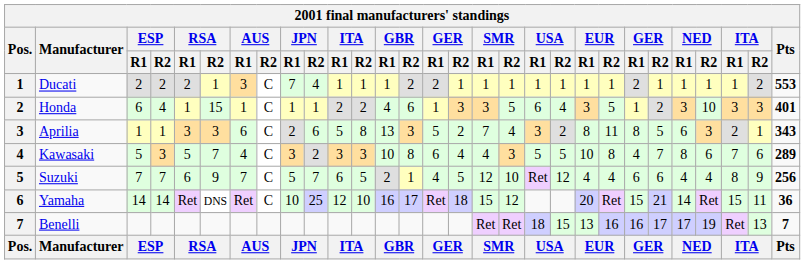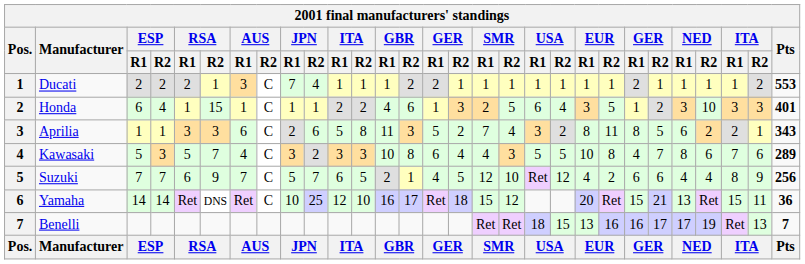(486, 108) 3 -> (486, 108) 2
(387, 131) 13 -> (387, 131) 11
(709, 131) 3 -> (709, 131) 2
(611, 177) 4 -> (611, 177) 2
(684, 200) 14 -> (684, 200) 13
